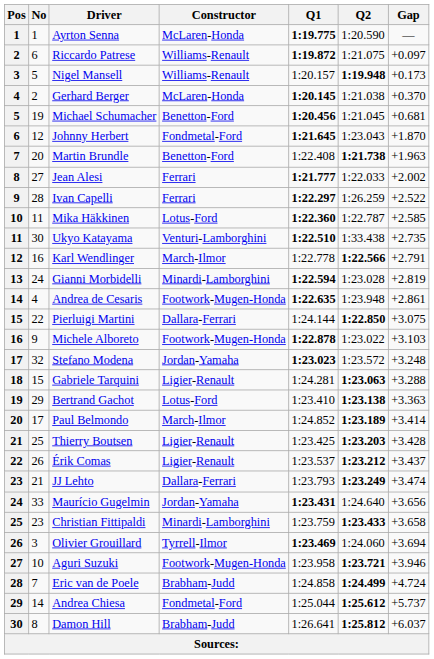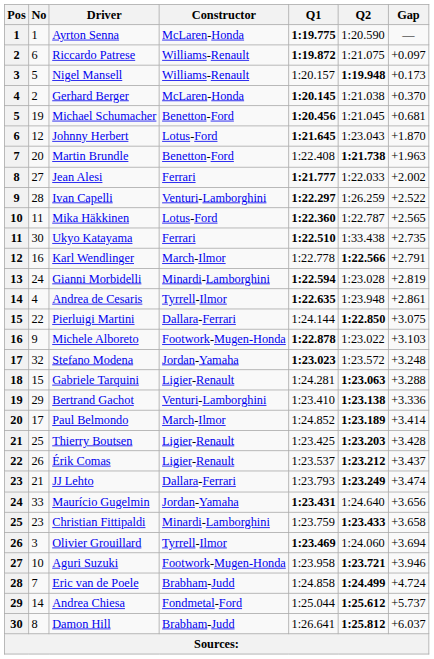(202, 136) Fondmetal-Ford -> (190, 136) Lotus-Ford
(179, 197) Ferrari -> (214, 197) Venturi-Lamborghini
(408, 217) +2.585 -> (408, 217) +2.565
(214, 238) Venturi-Lamborghini -> (179, 238) Ferrari
(224, 299) Footwork-Mugen-Honda -> (194, 299) Tyrrell-Ilmor
(190, 400) Lotus-Ford -> (214, 400) Venturi-Lamborghini
(408, 400) +3.363 -> (408, 400) +3.336
